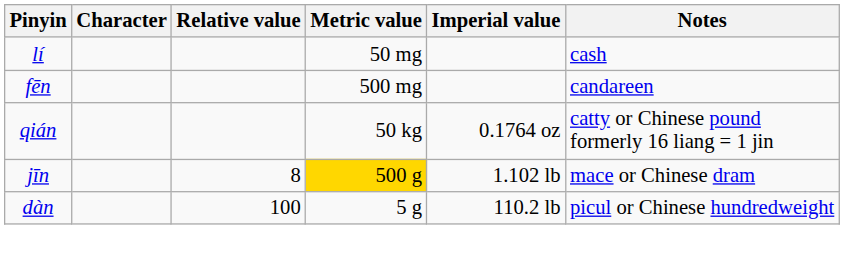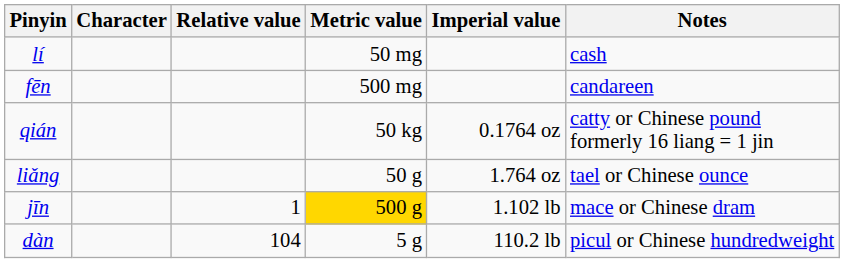+ row: (38, 175)
(296, 175) 8 -> (296, 207) 1
(285, 207) 100 -> (285, 240) 104
